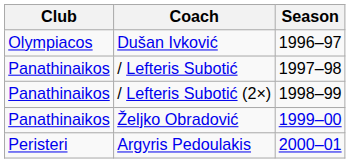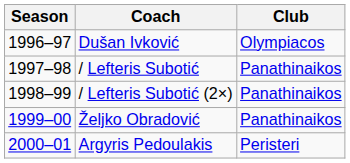columns swapped: (310, 17) <-> (59, 17)
